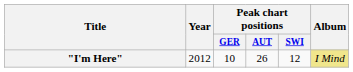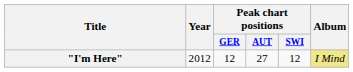(230, 58) 10 -> (230, 58) 12
(262, 58) 26 -> (262, 58) 27
